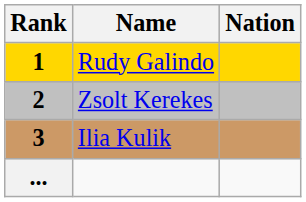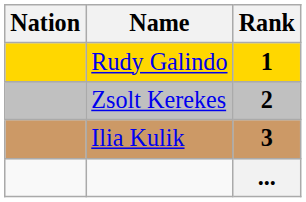columns swapped: (39, 23) <-> (260, 23)
